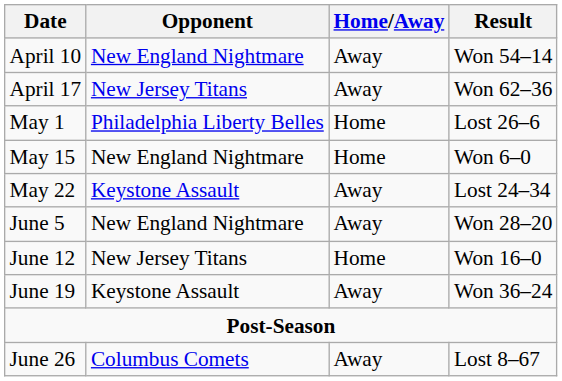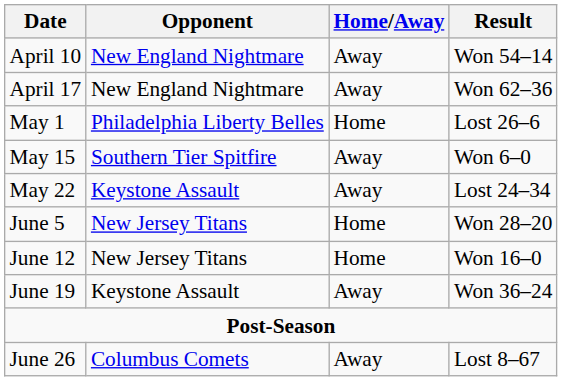(169, 88) New Jersey Titans -> (197, 88) New England Nightmare
(197, 156) New England Nightmare -> (184, 156) Southern Tier Spitfire
(360, 156) Home -> (358, 156) Away
(197, 223) New England Nightmare -> (169, 223) New Jersey Titans
(358, 223) Away -> (360, 223) Home
